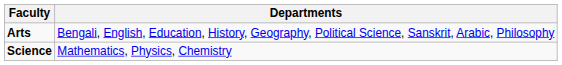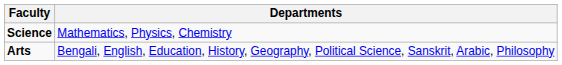rows swapped: (29, 51) <-> (19, 32)
